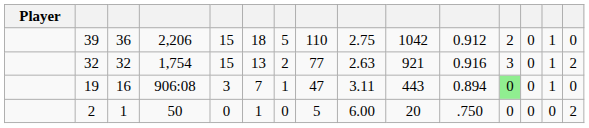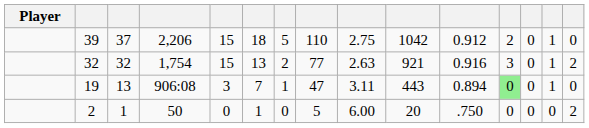(123, 39) 36 -> (123, 39) 37
(123, 87) 16 -> (123, 87) 13
